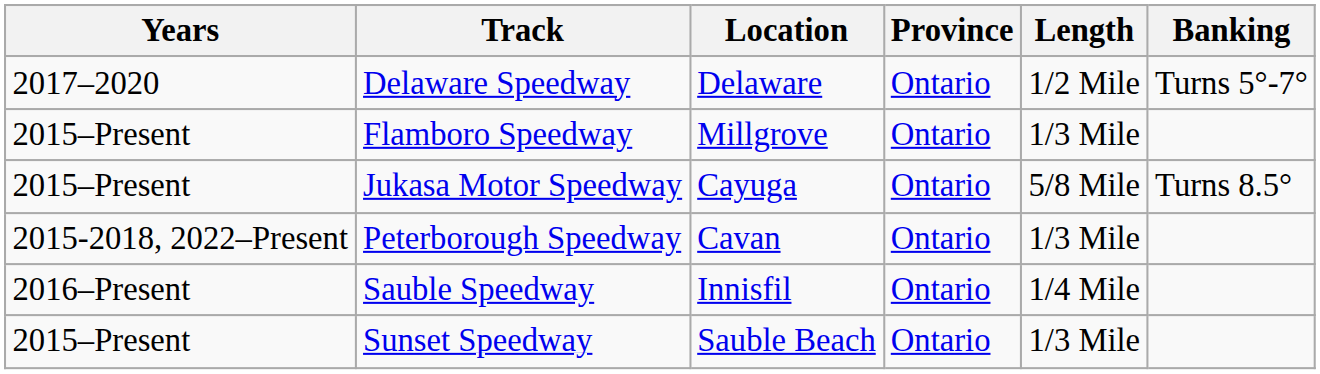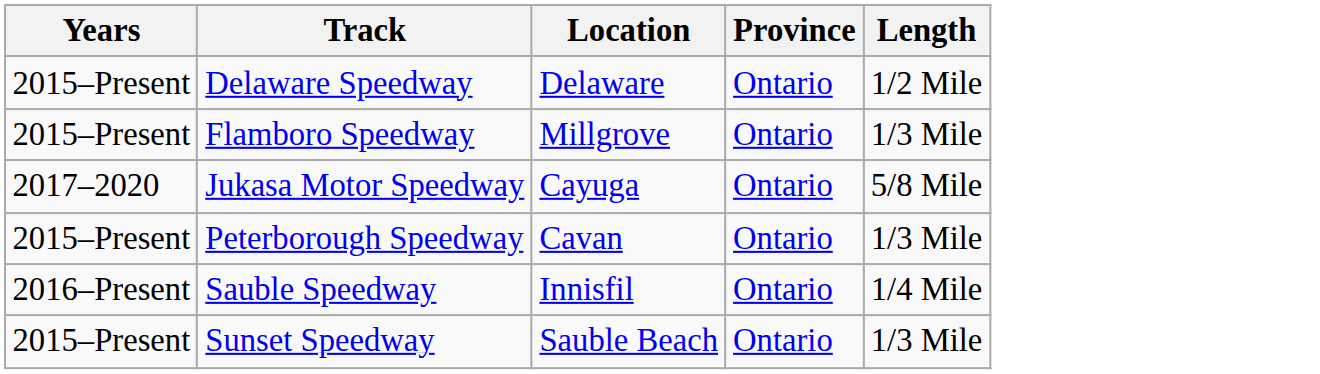- column: (1231, 30)
(86, 82) 2017–2020 -> (101, 82) 2015–Present
(101, 185) 2015–Present -> (86, 185) 2017–2020
(180, 237) 2015-2018, 2022–Present -> (101, 237) 2015–Present
